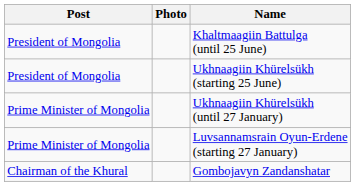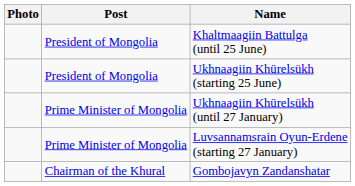columns swapped: (171, 14) <-> (78, 14)
